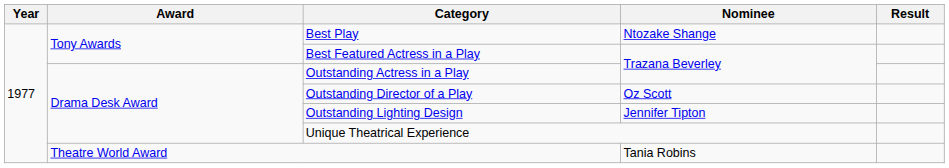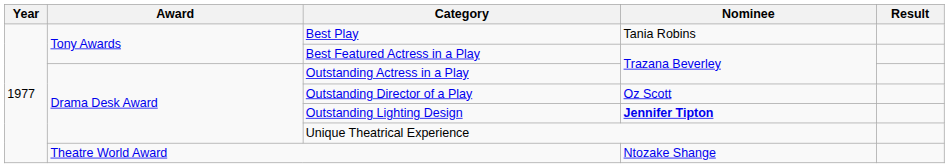(670, 34) Ntozake Shange -> (660, 34) Tania Robins
(664, 113) normal -> (669, 113) bold
(660, 152) Tania Robins -> (670, 152) Ntozake Shange
